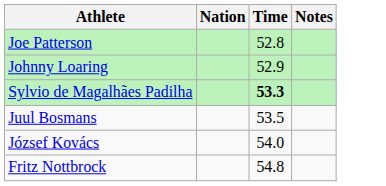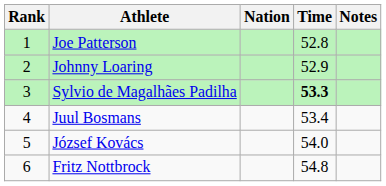+ column: (27, 17)
(270, 117) 53.5 -> (315, 117) 53.4
